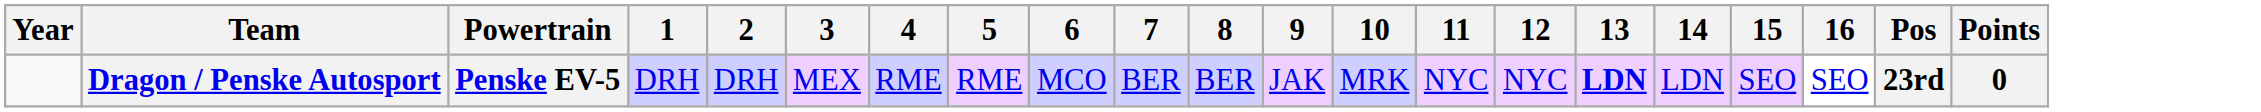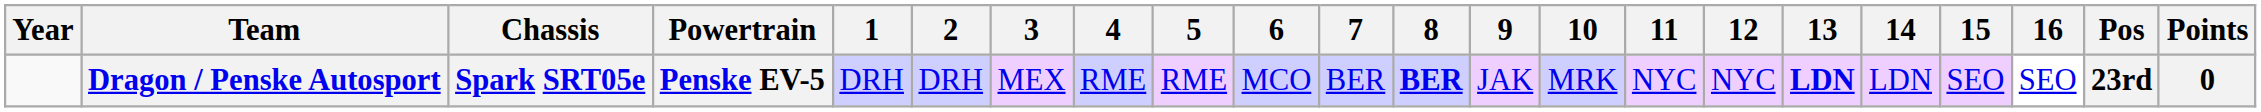+ column: (550, 29)
(1225, 79) normal -> (1431, 79) bold
